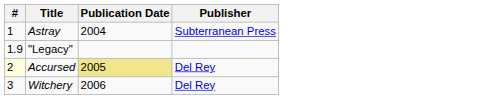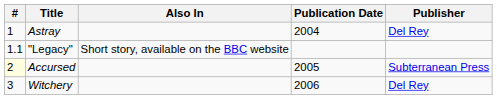+ column: (185, 13)
(225, 31) Subterranean Press -> (408, 31) Del Rey
(15, 49) 1.9 -> (15, 49) 1.1
(93, 67) khaki background -> (307, 67) no background
(195, 67) Del Rey -> (439, 67) Subterranean Press
